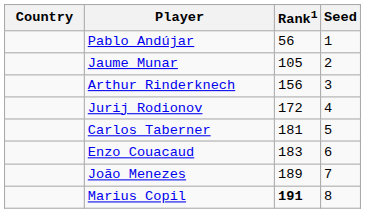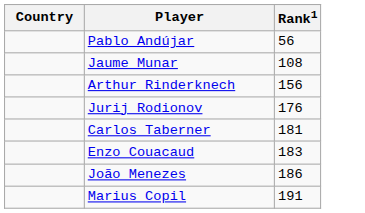- column: (341, 17)
(290, 64) 105 -> (290, 64) 108
(290, 108) 172 -> (290, 108) 176
(290, 175) 189 -> (290, 175) 186
(290, 197) bold -> (290, 197) normal
